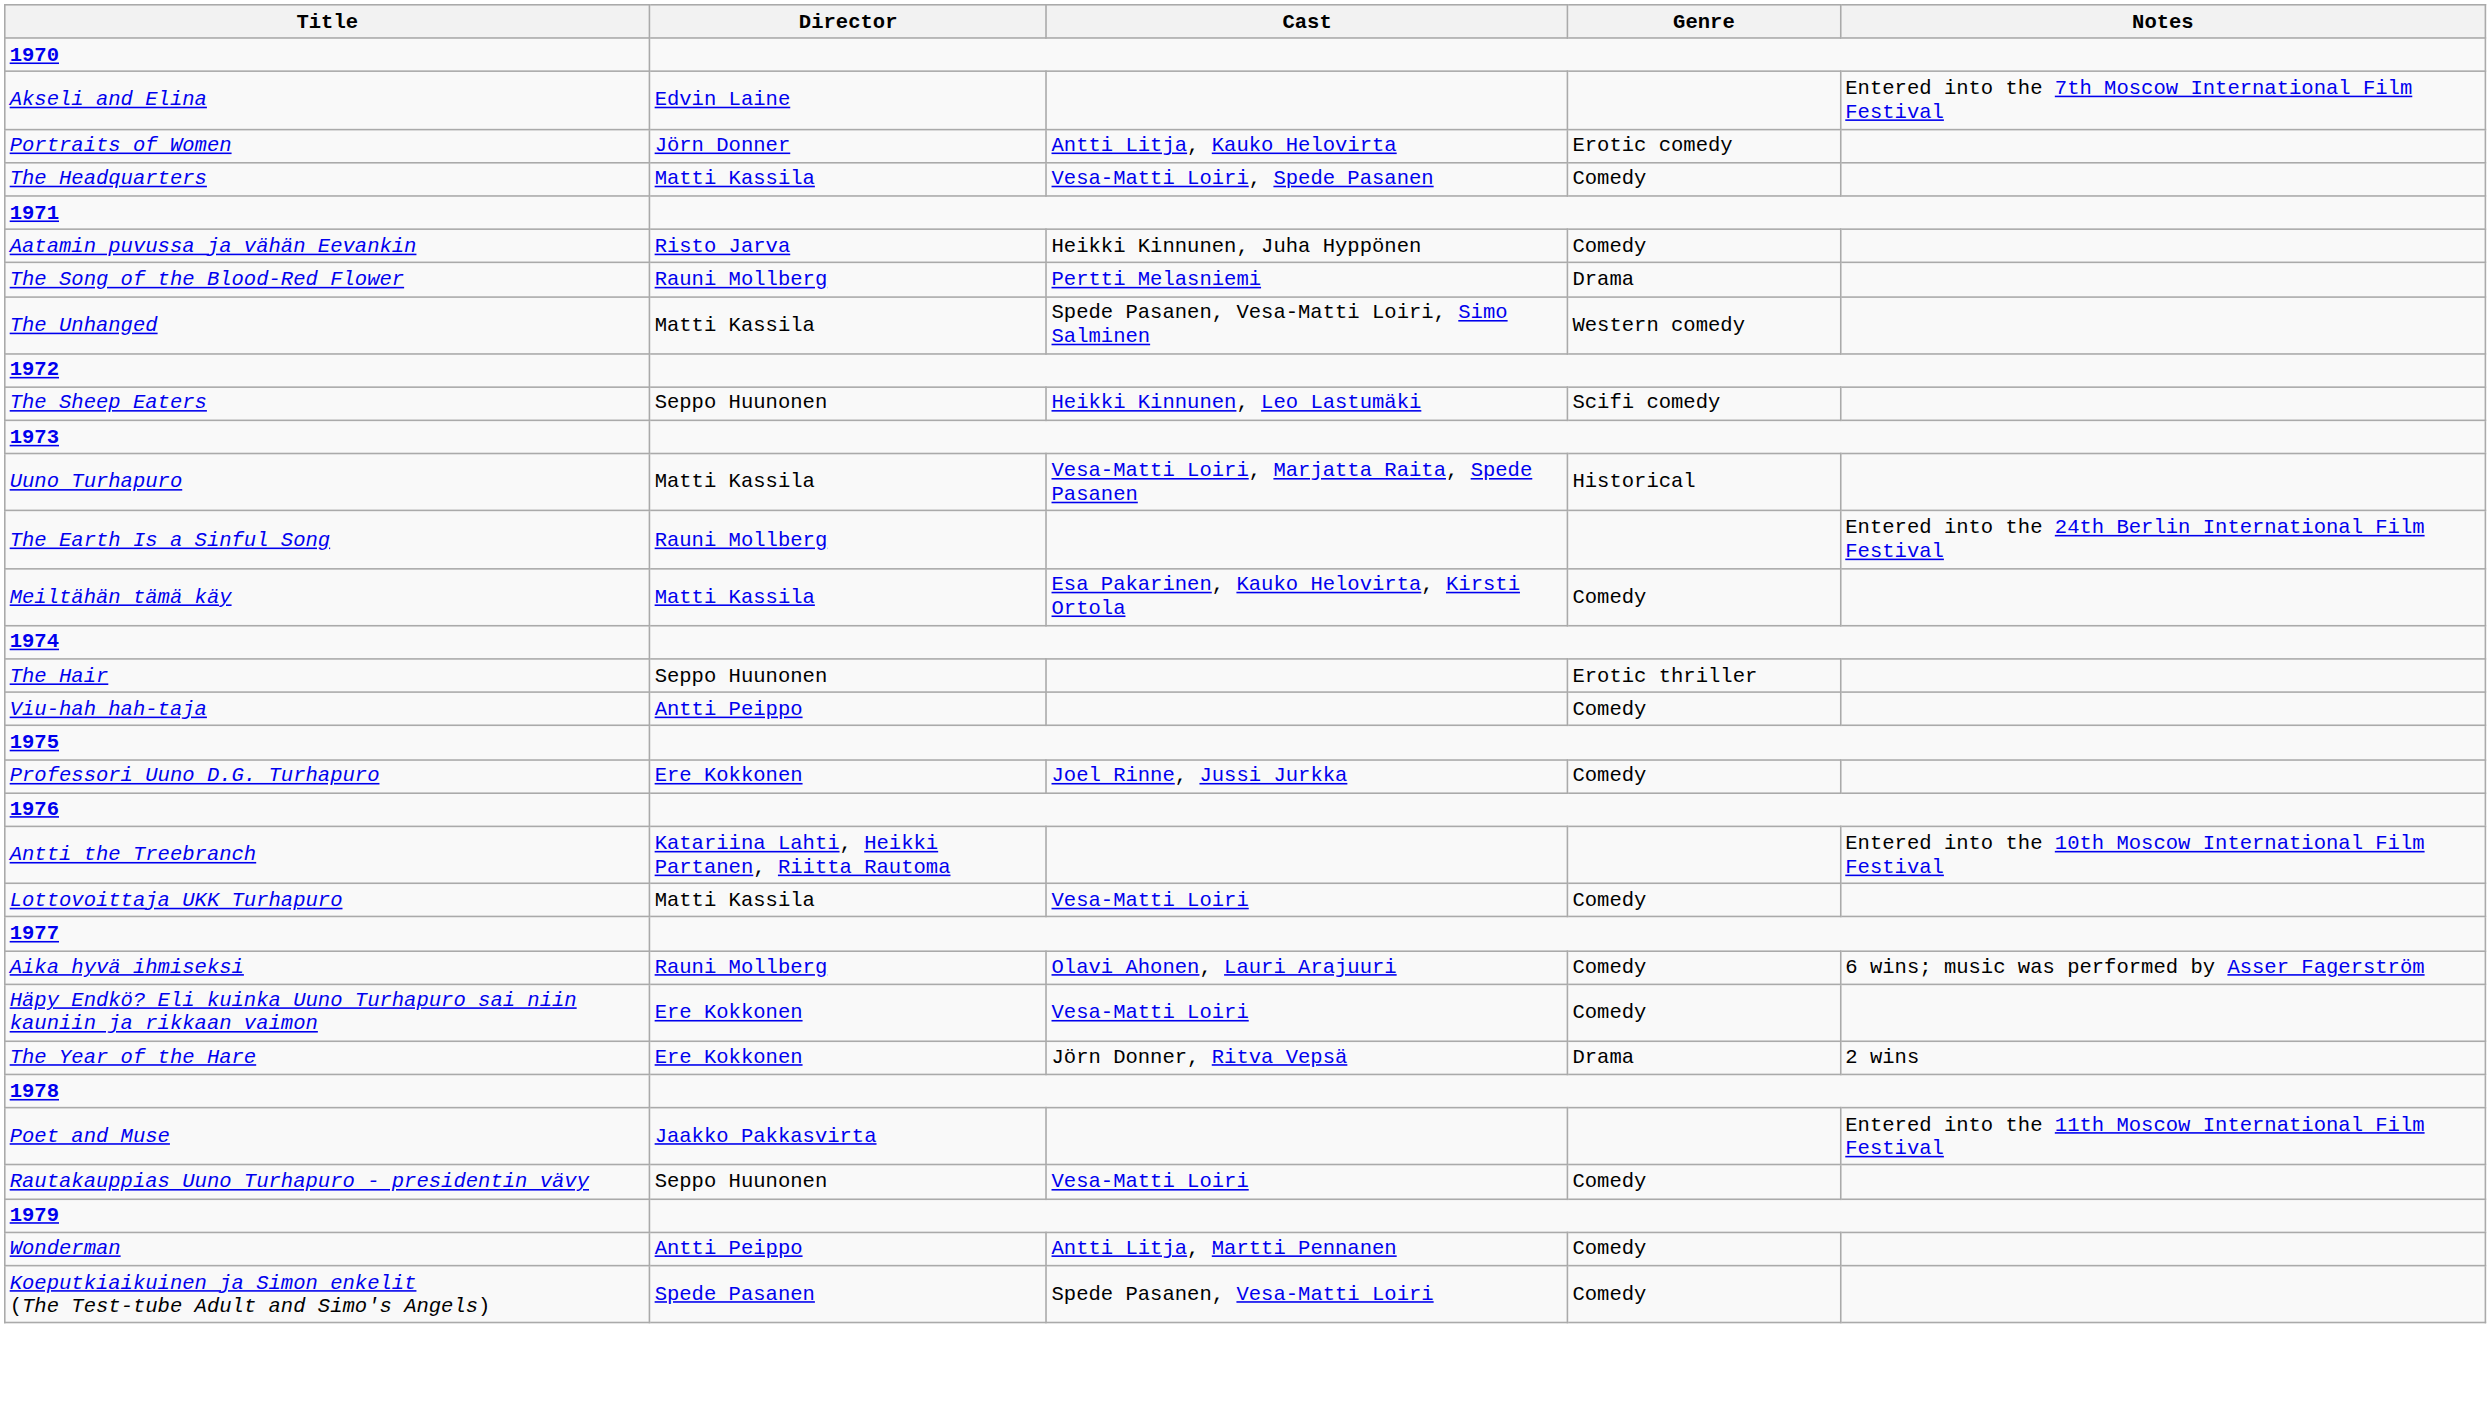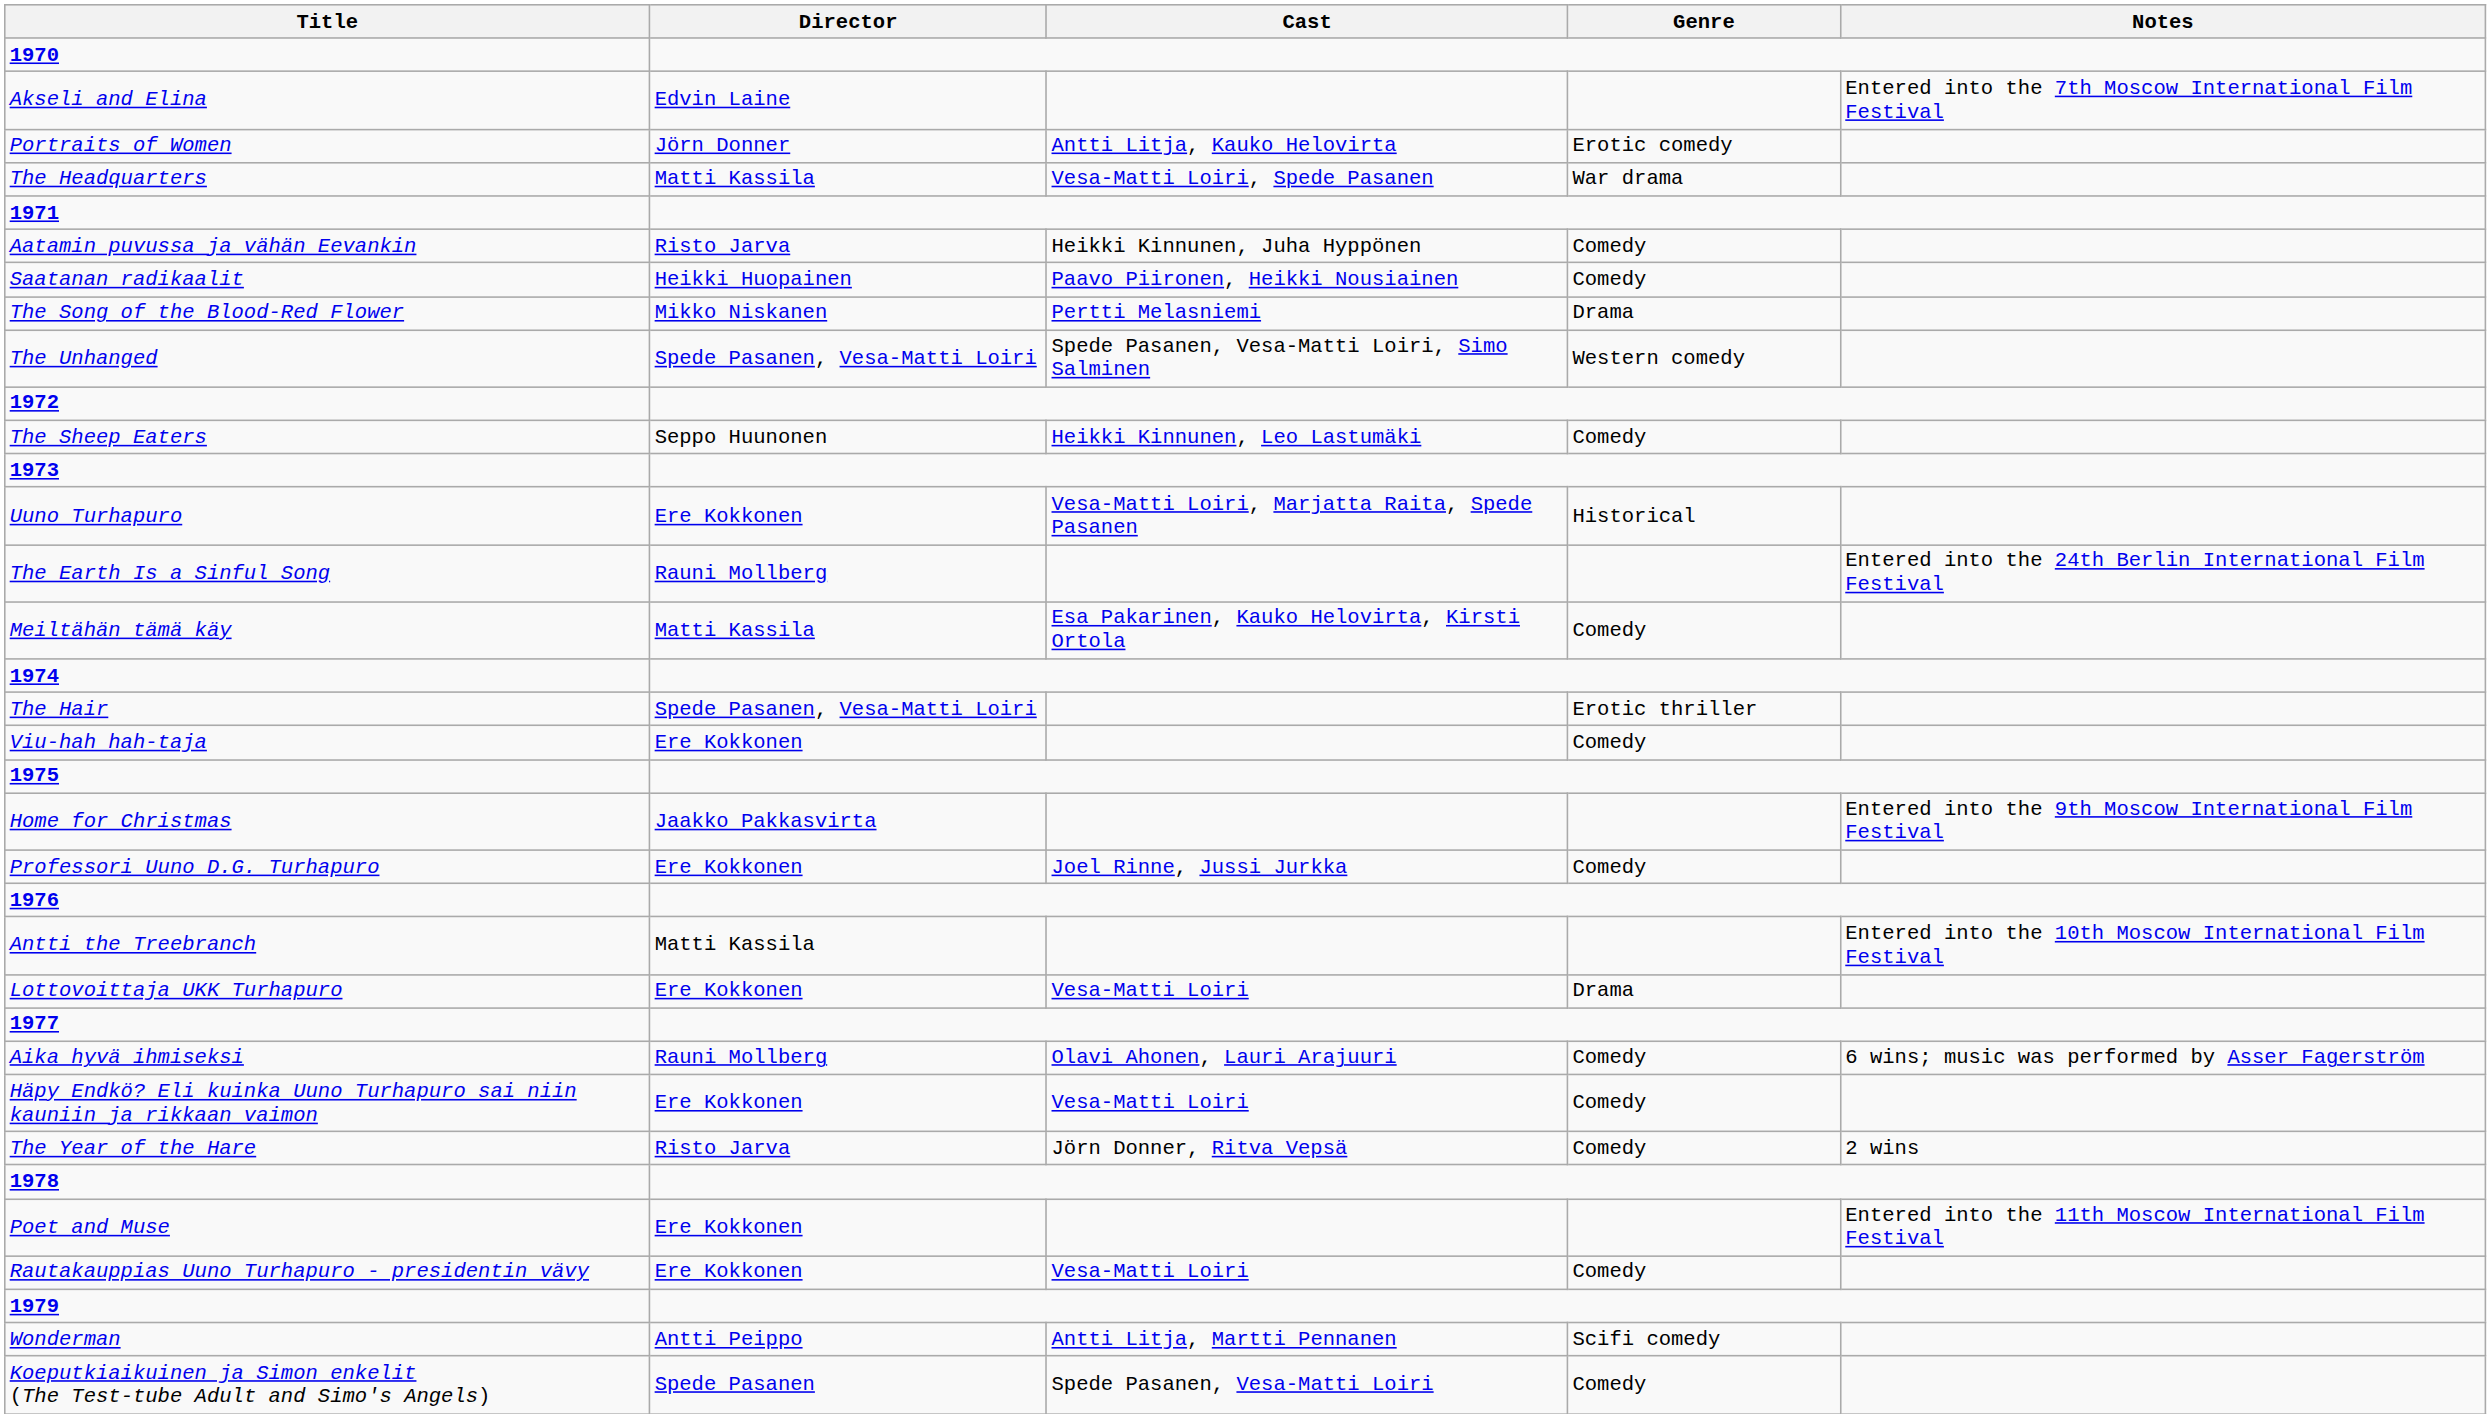(1609, 179) Comedy -> (1628, 179) War drama
+ row: (127, 280)
(741, 280) Rauni Mollberg -> (741, 313) Mikko Niskanen
(735, 325) Matti Kassila -> (846, 358) Spede Pasanen, Vesa-Matti Loiri
(1646, 404) Scifi comedy -> (1609, 437) Comedy
(735, 482) Matti Kassila -> (729, 516) Ere Kokkonen
(741, 676) Seppo Huunonen -> (846, 709) Spede Pasanen, Vesa-Matti Loiri
(729, 709) Antti Peippo -> (729, 743) Ere Kokkonen
+ row: (121, 821)
(803, 855) Katariina Lahti, Heikki Partanen, Riitta Rautoma -> (735, 946) Matti Kassila
(735, 900) Matti Kassila -> (729, 991) Ere Kokkonen
(1609, 900) Comedy -> (1603, 991) Drama
(729, 1058) Ere Kokkonen -> (722, 1148) Risto Jarva
(1603, 1058) Drama -> (1609, 1148) Comedy
(766, 1137) Jaakko Pakkasvirta -> (729, 1227) Ere Kokkonen
(741, 1182) Seppo Huunonen -> (729, 1273) Ere Kokkonen
(1609, 1249) Comedy -> (1646, 1340) Scifi comedy
